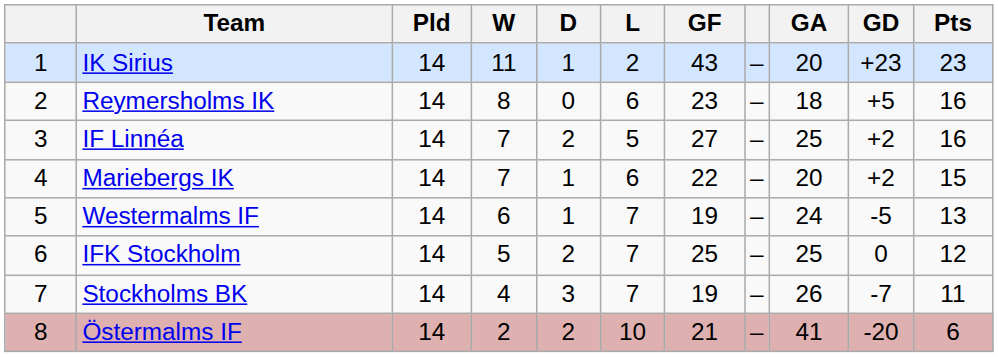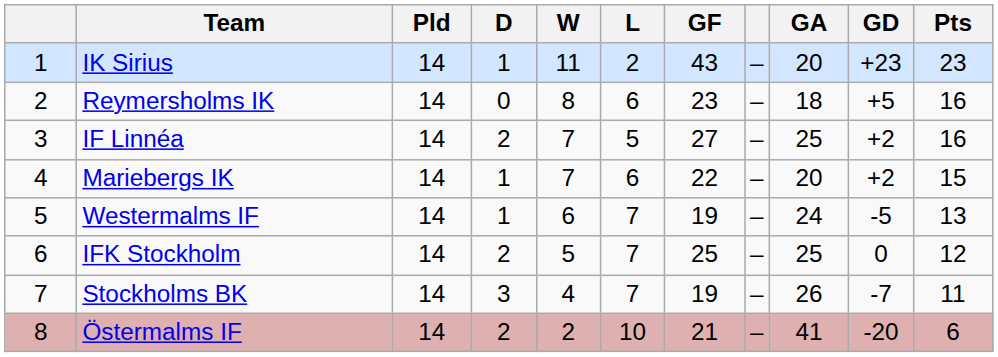columns swapped: (504, 23) <-> (568, 23)
